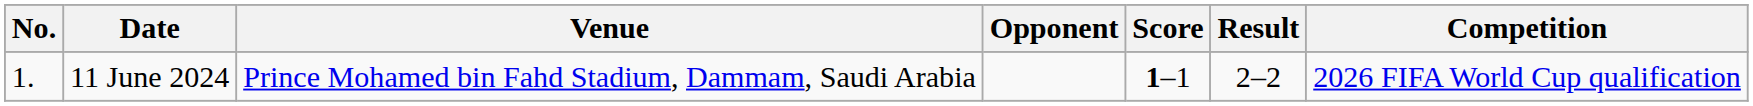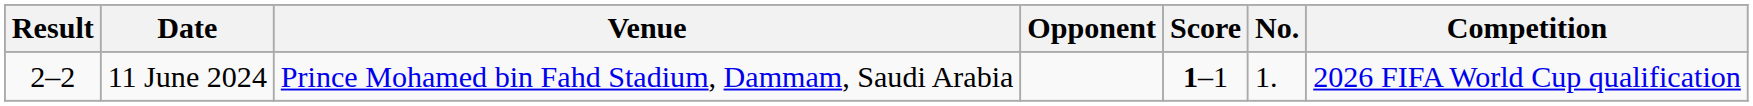columns swapped: (34, 28) <-> (1258, 28)
